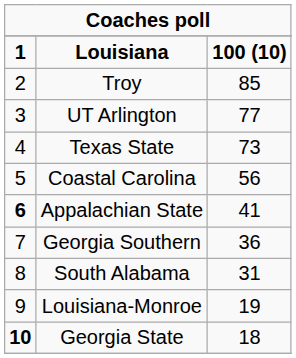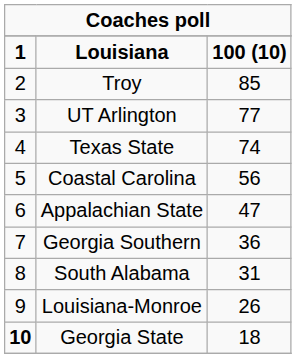(249, 147) 73 -> (249, 147) 74
(20, 210) bold -> (20, 210) normal
(249, 210) 41 -> (249, 210) 47
(249, 305) 19 -> (249, 305) 26
